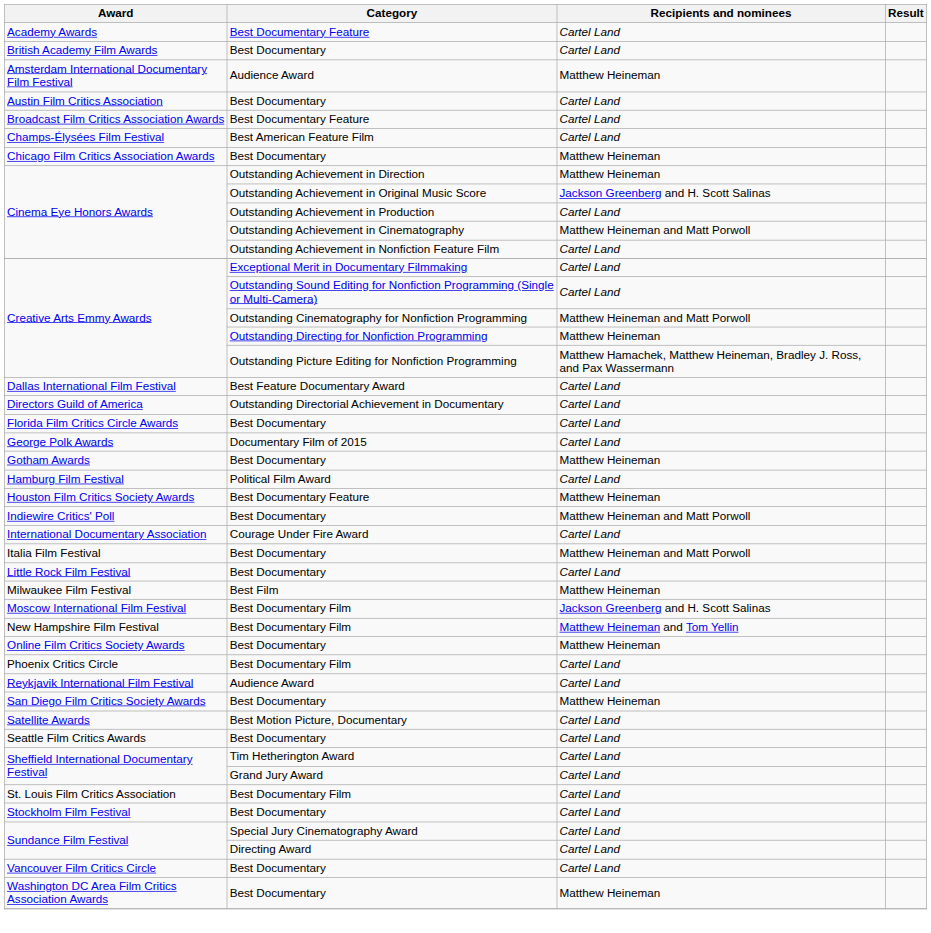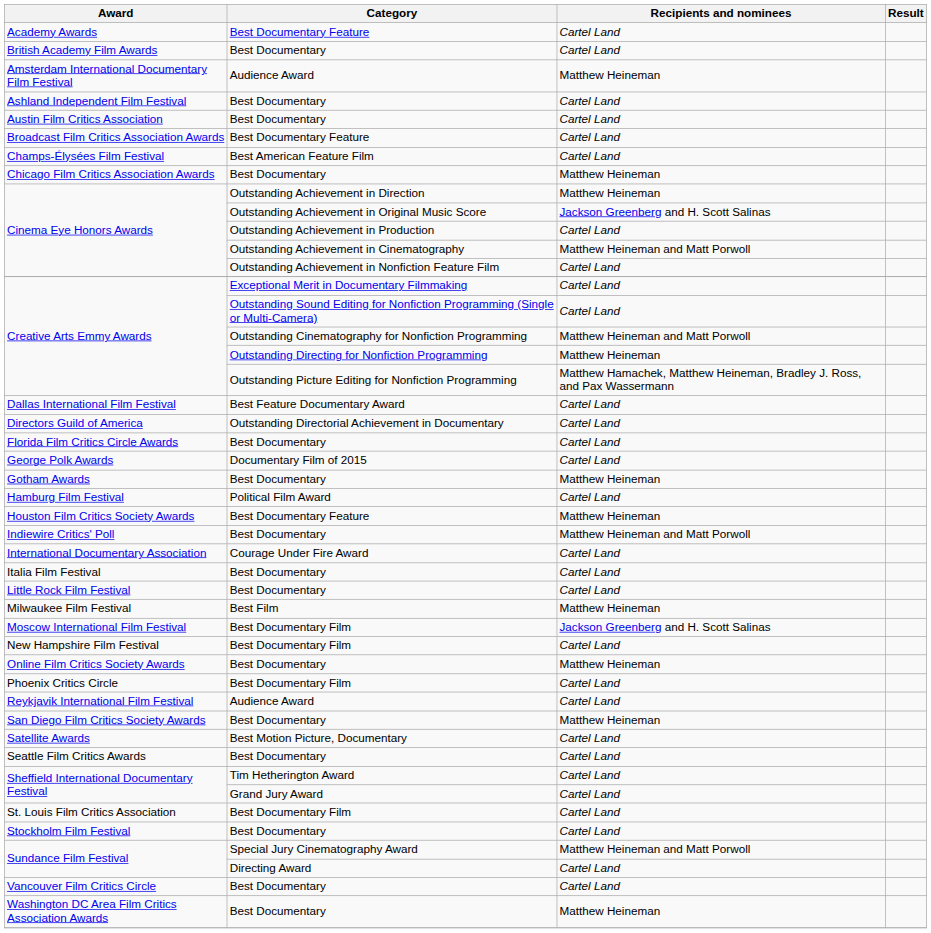+ row: (97, 100)
(655, 553) Matthew Heineman and Matt Porwoll -> (590, 571) Cartel Land
(649, 627) Matthew Heineman and Tom Yellin -> (590, 645) Cartel Land
(590, 831) Cartel Land -> (655, 849) Matthew Heineman and Matt Porwoll
